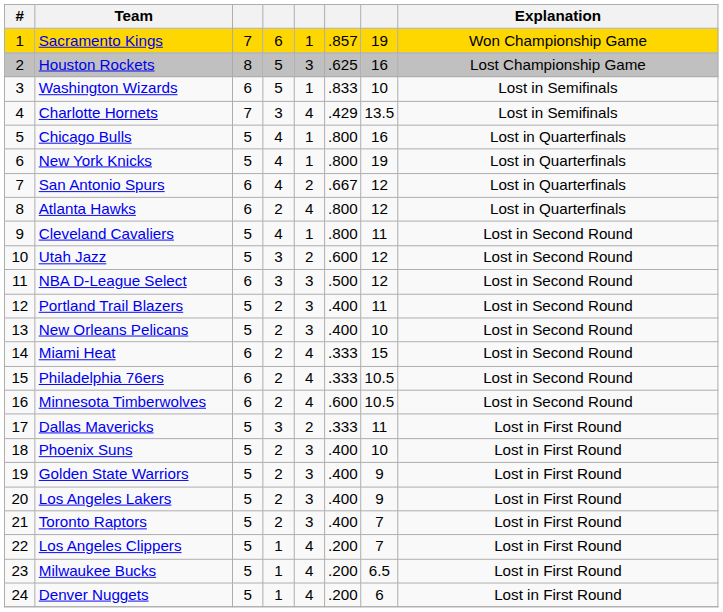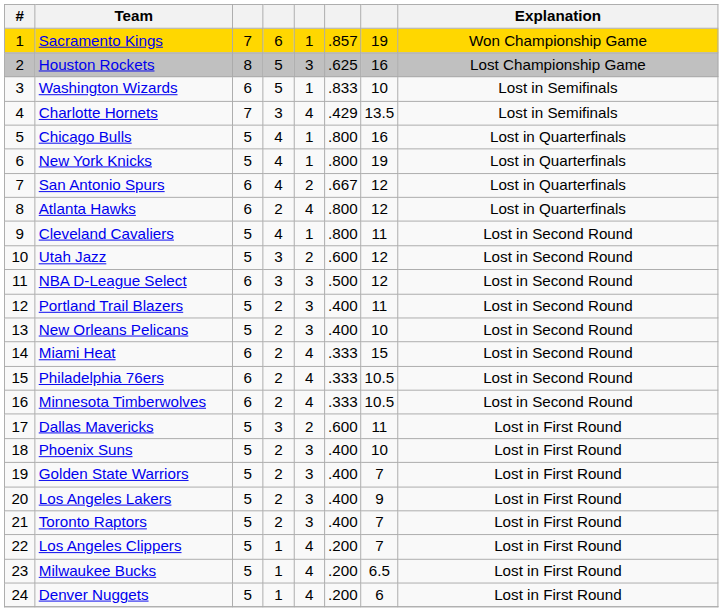(343, 402) .600 -> (343, 402) .333
(343, 426) .333 -> (343, 426) .600
(379, 474) 9 -> (379, 474) 7
